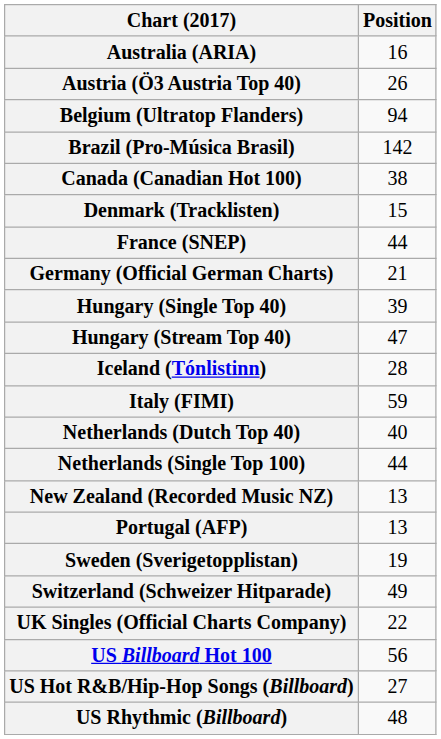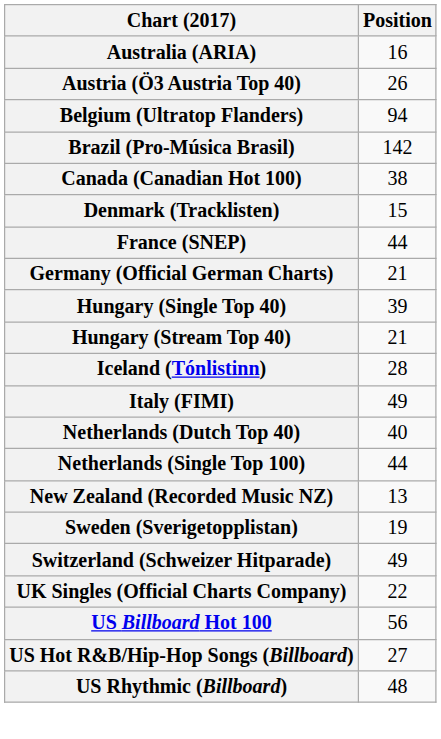(397, 337) 47 -> (397, 337) 21
(397, 400) 59 -> (397, 400) 49
- row: (181, 527)
